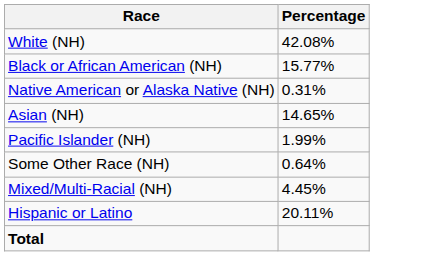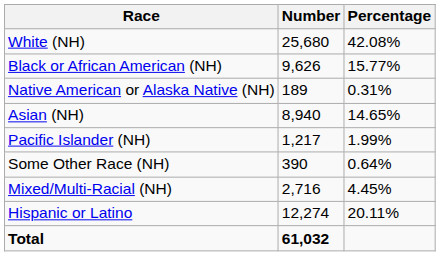+ column: (311, 16)
